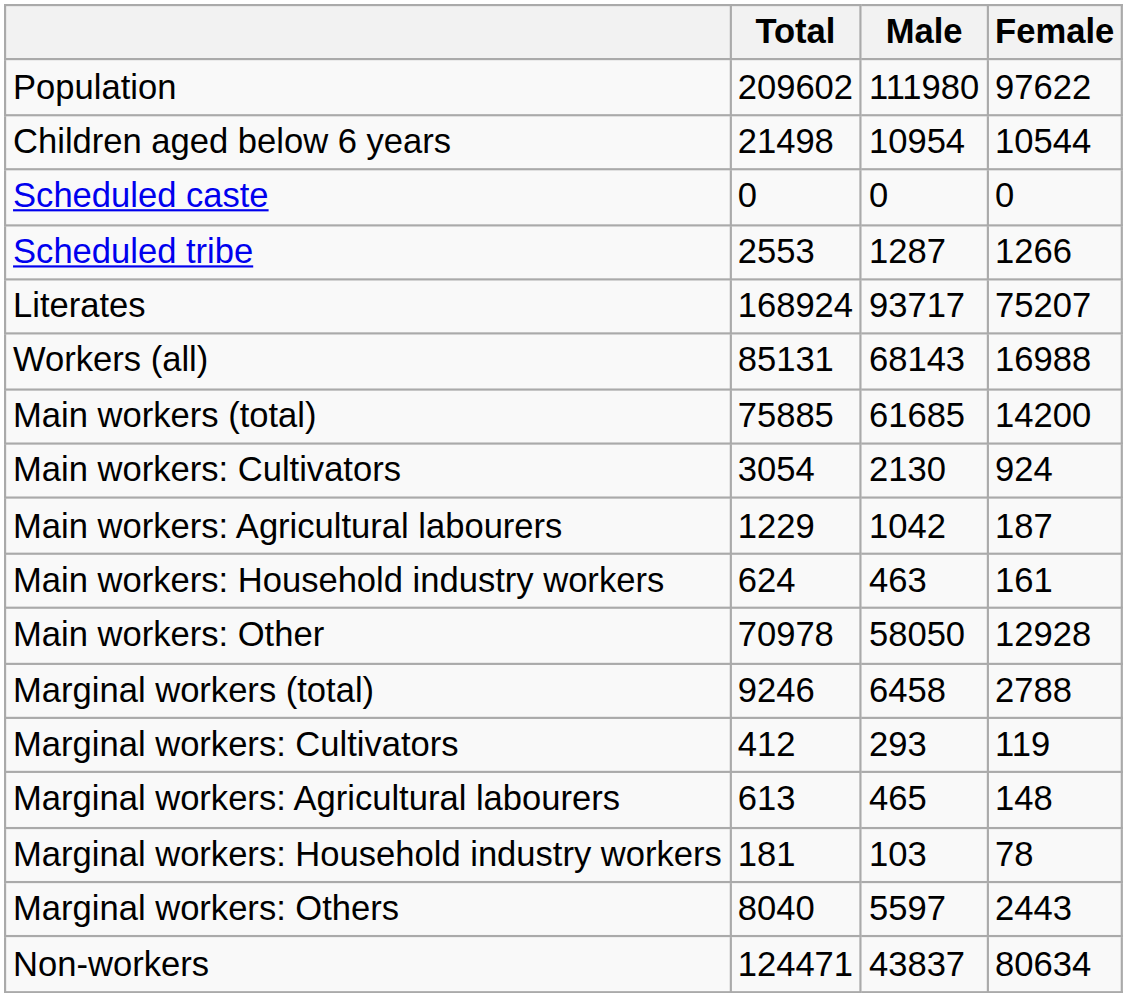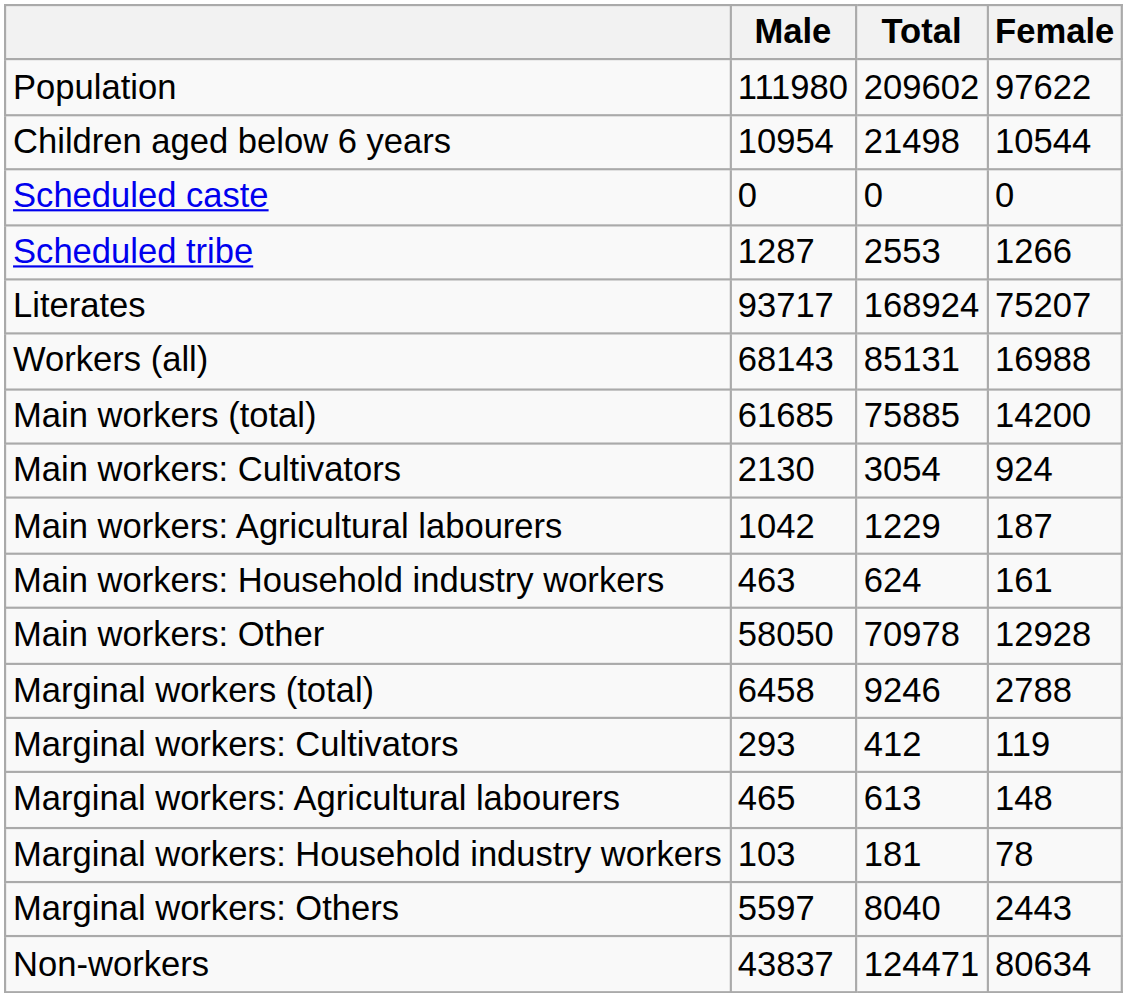columns swapped: (795, 31) <-> (924, 31)
